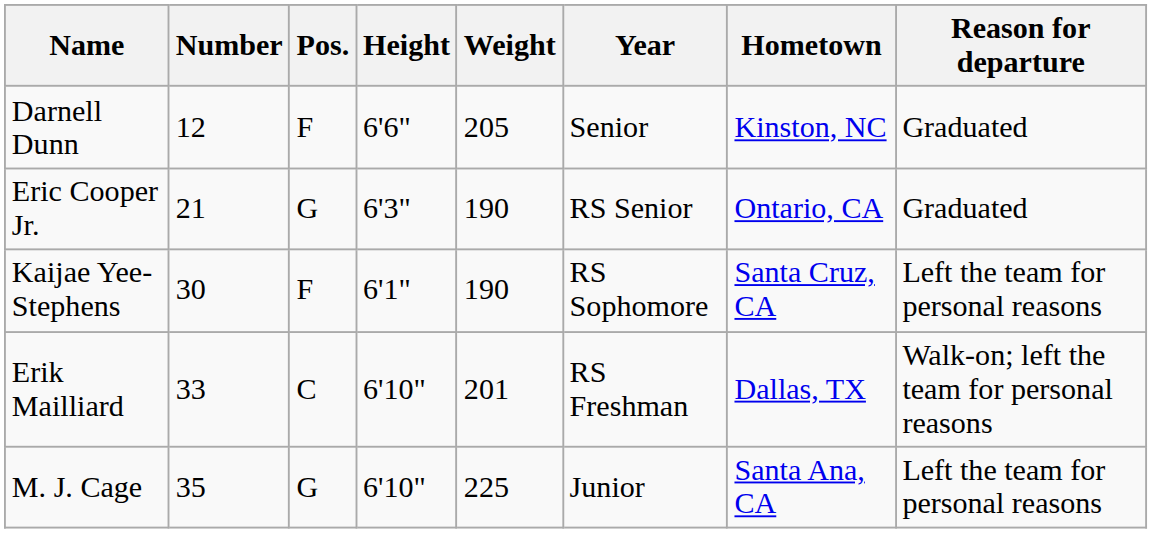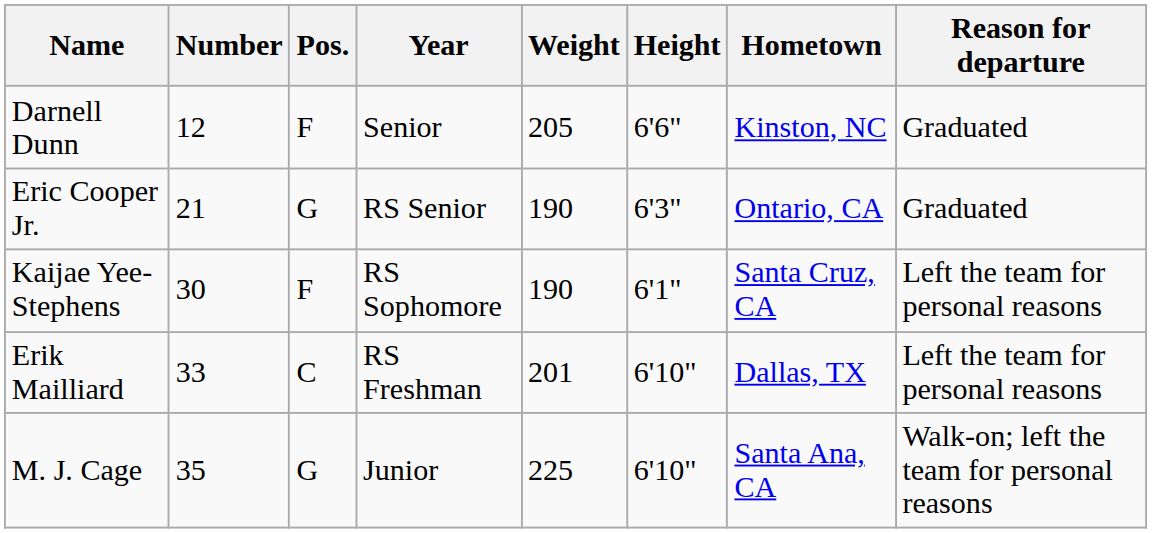columns swapped: (407, 45) <-> (645, 45)
(1008, 388) Walk-on; left the team for personal reasons -> (1004, 371) Left the team for personal reasons
(1004, 486) Left the team for personal reasons -> (1008, 469) Walk-on; left the team for personal reasons
